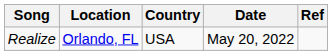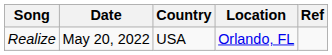columns swapped: (100, 15) <-> (251, 15)
